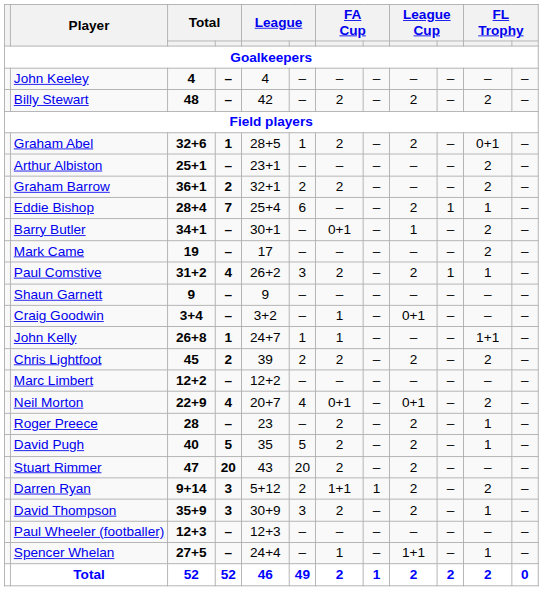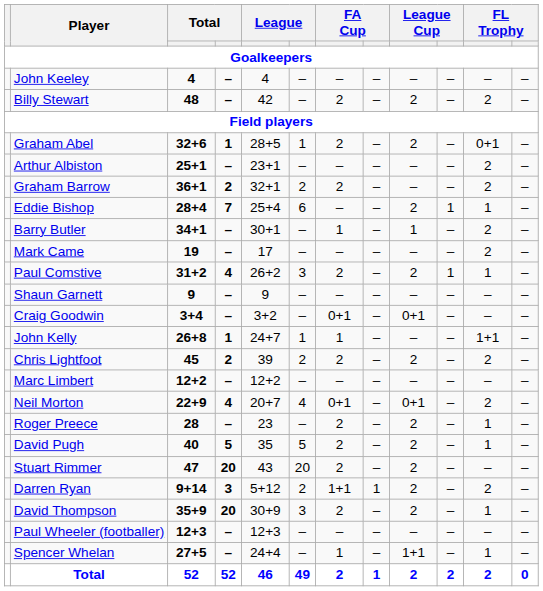(339, 229) 0+1 -> (339, 229) 1
(339, 316) 1 -> (339, 316) 0+1
(228, 510) 3 -> (228, 510) 20
